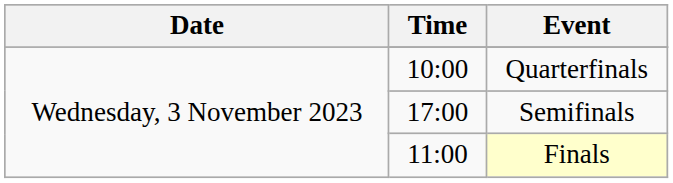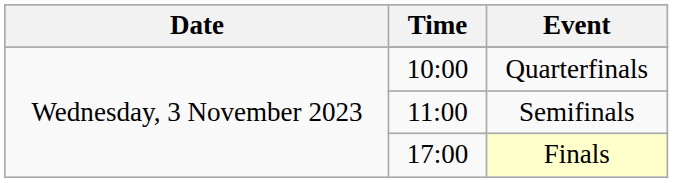(438, 111) 17:00 -> (438, 111) 11:00
(438, 154) 11:00 -> (438, 154) 17:00
